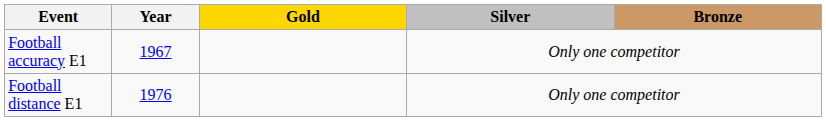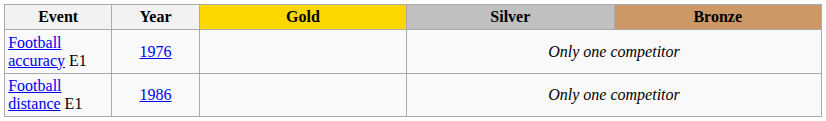(156, 51) 1967 -> (156, 51) 1976
(156, 94) 1976 -> (156, 94) 1986
